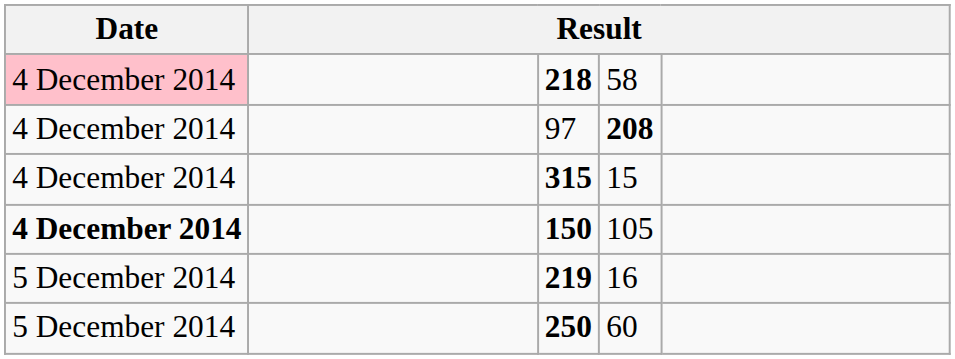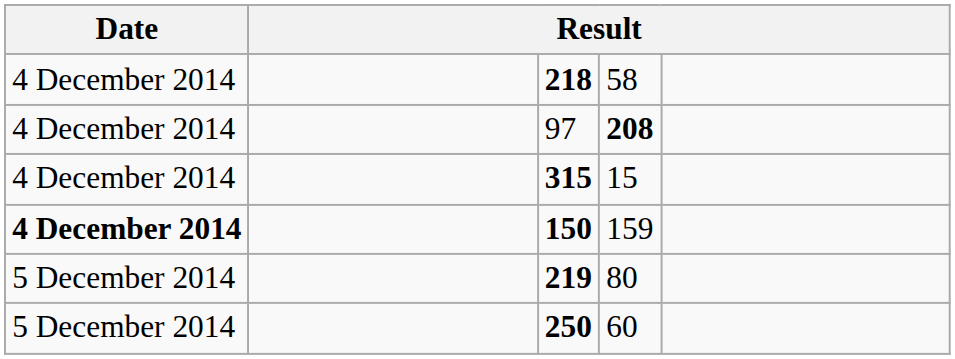(124, 79) pink background -> (124, 79) no background
(630, 228) 105 -> (630, 228) 159
(622, 278) 16 -> (622, 278) 80
